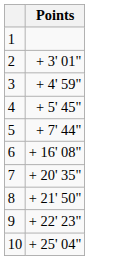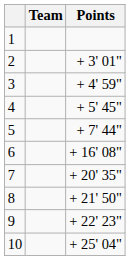+ column: (46, 15)
